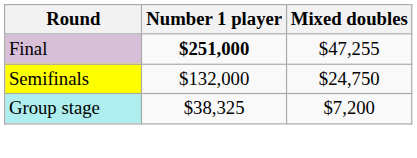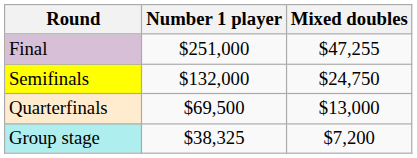(214, 49) bold -> (214, 49) normal
+ row: (58, 108)
